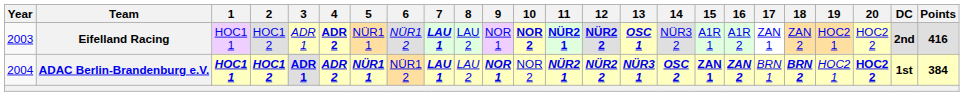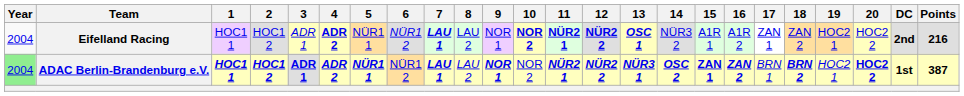(20, 38) 2003 -> (20, 38) 2004
(938, 38) 416 -> (938, 38) 216
(20, 69) no background -> (20, 69) lightgreen background
(938, 69) 384 -> (938, 69) 387
